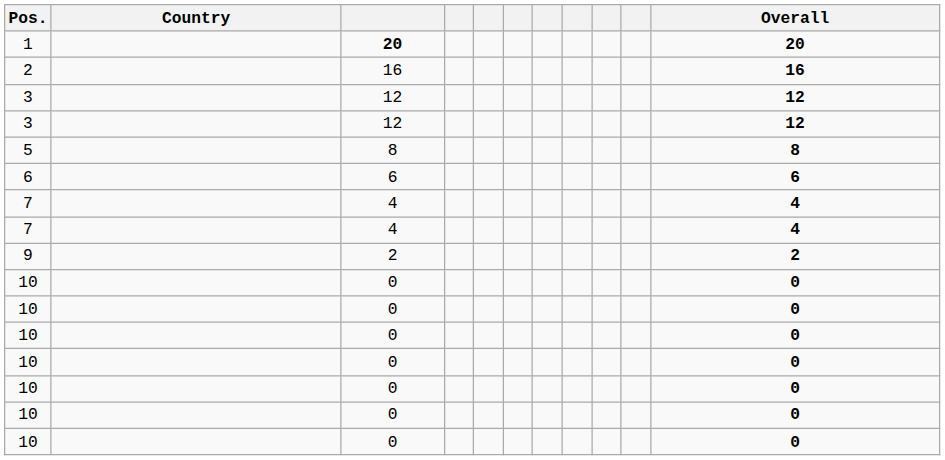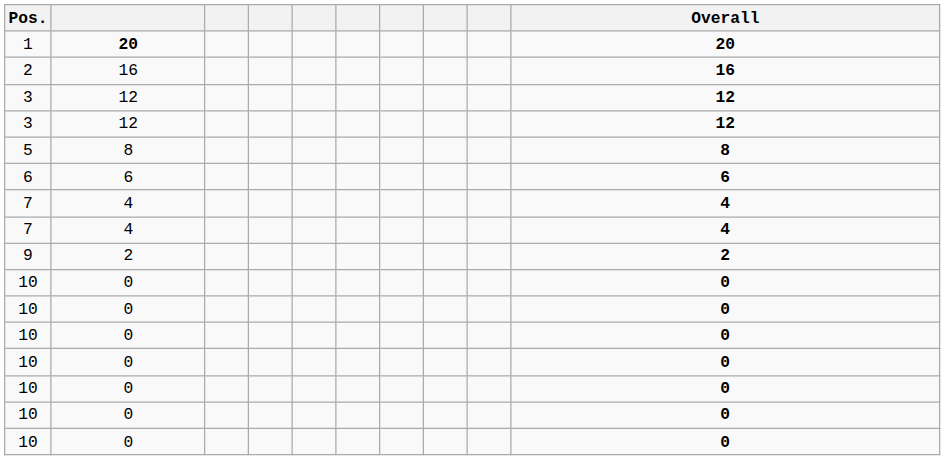- column: (196, 18)
